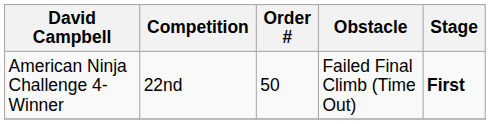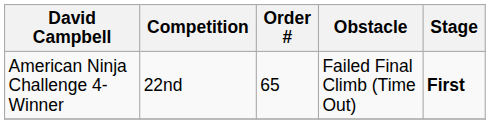(270, 85) 50 -> (270, 85) 65
